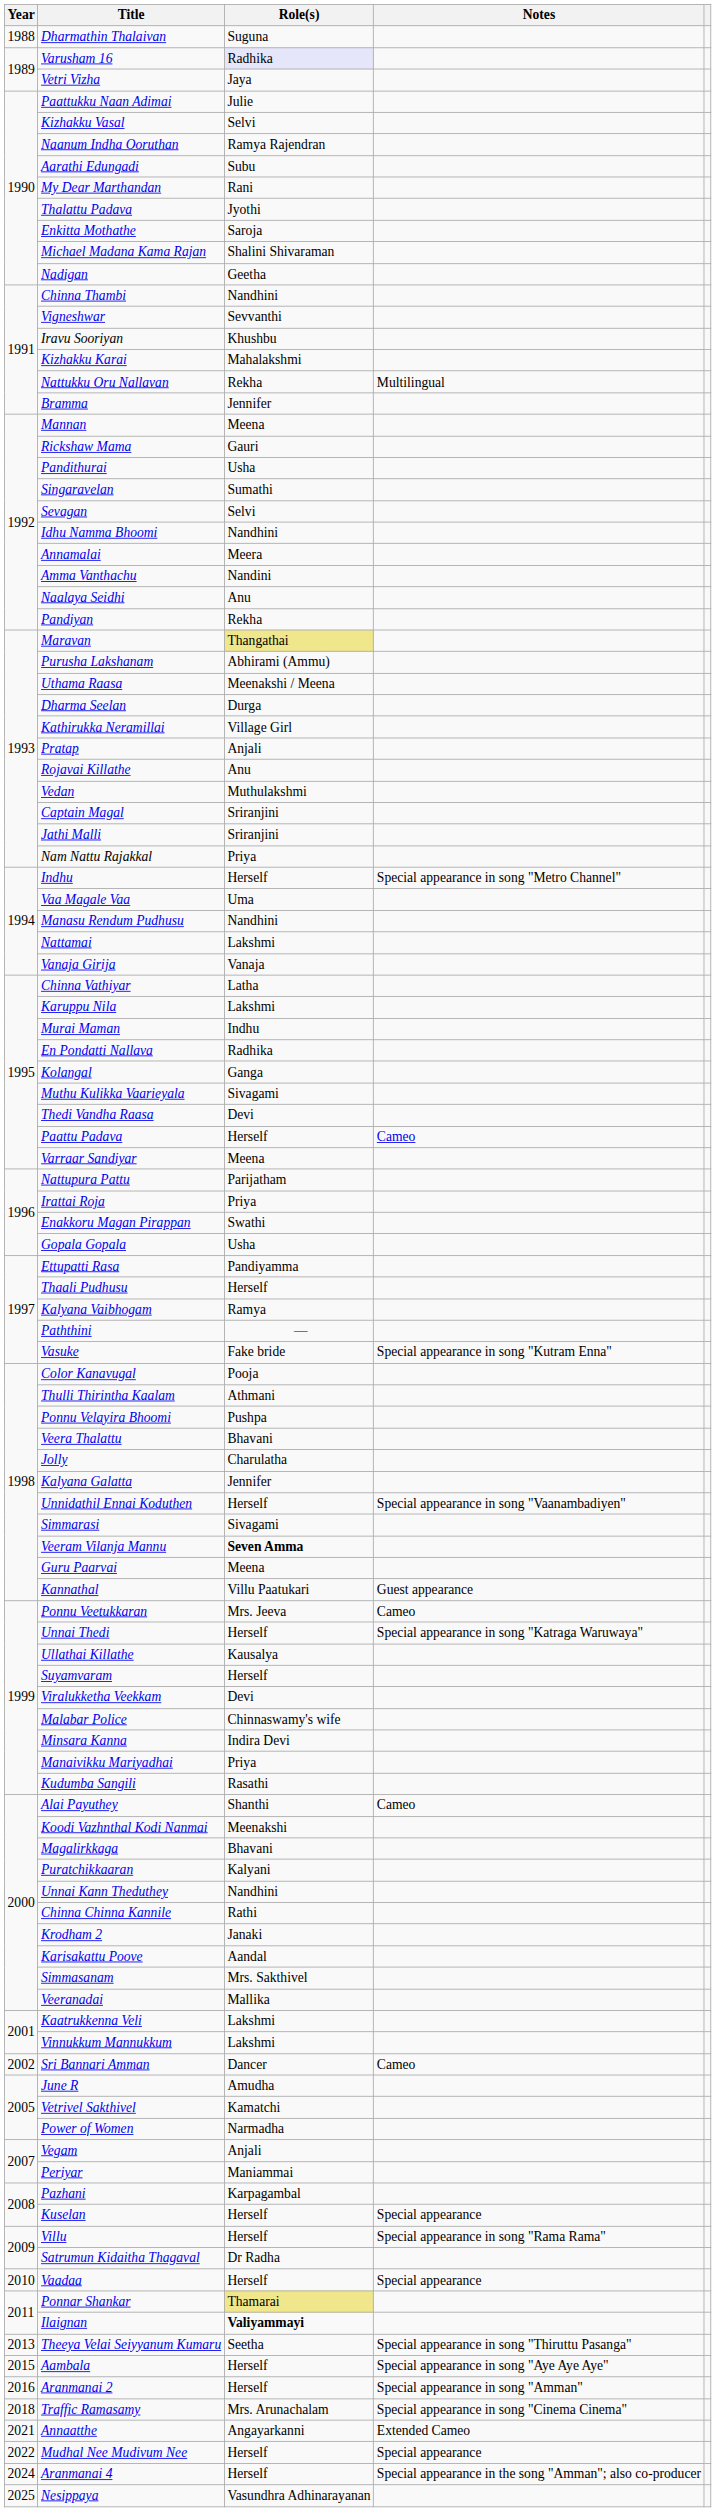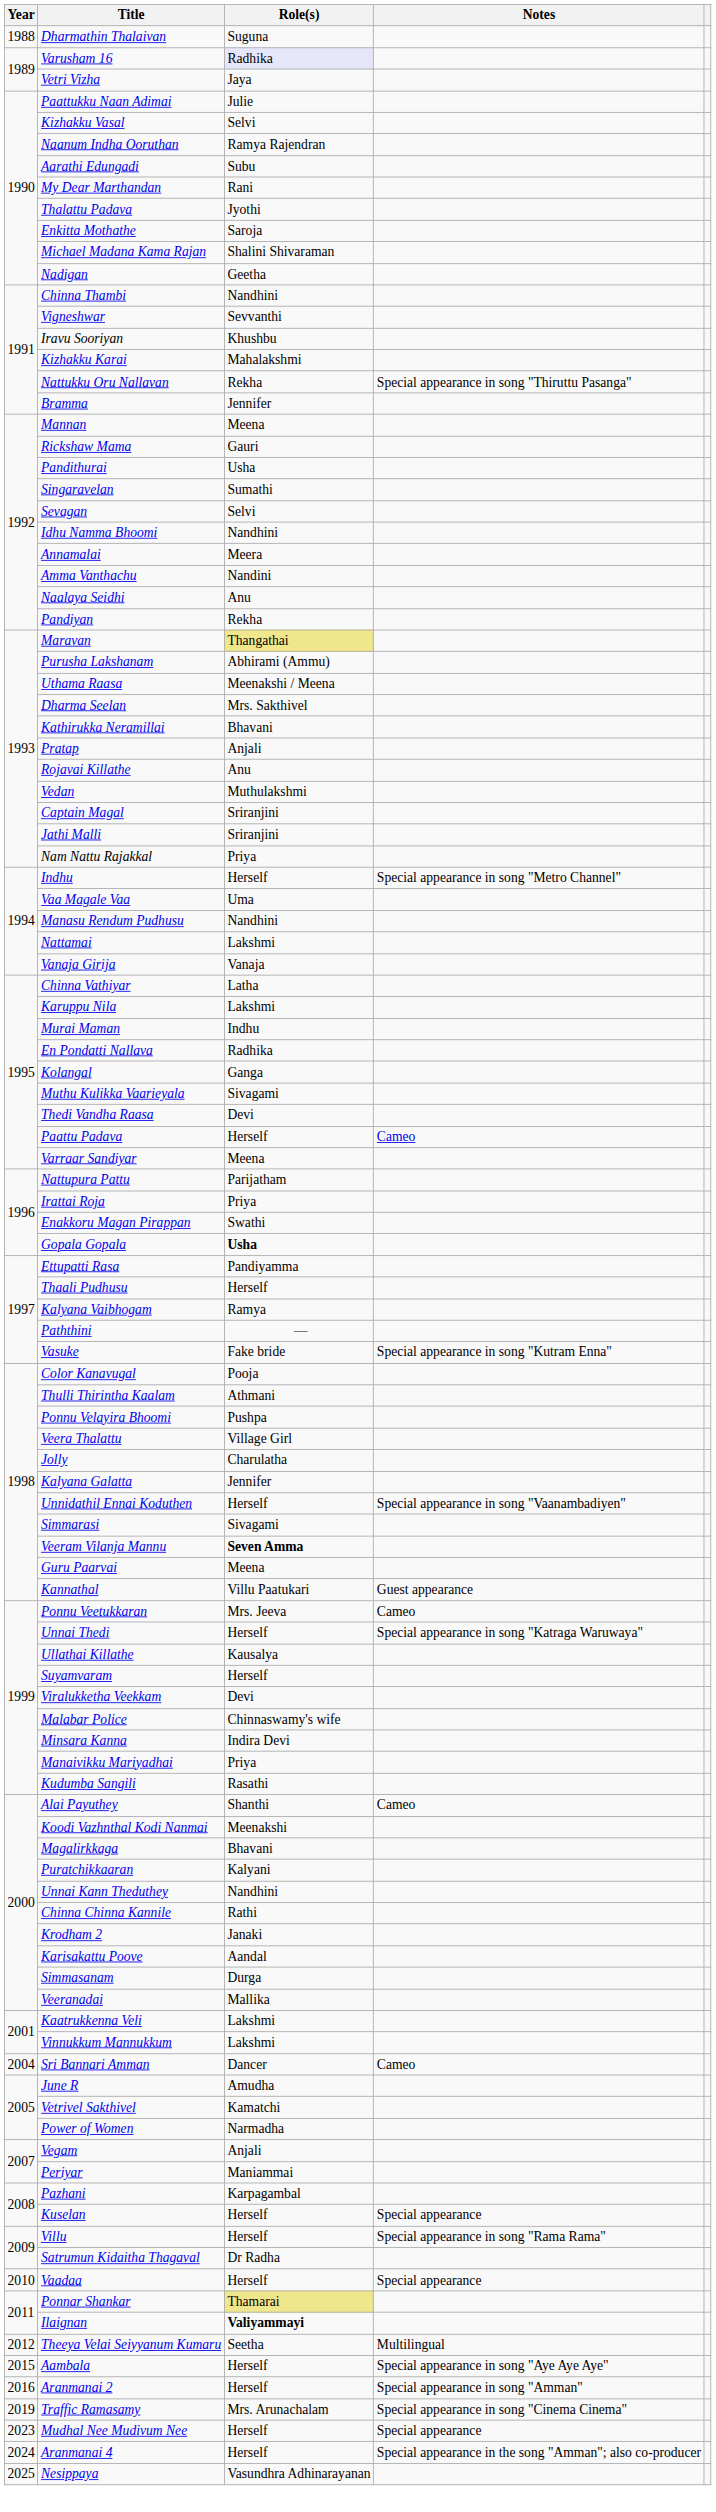(411, 381) Multilingual -> (504, 381) Special appearance in song "Thiruttu Pasanga"
(244, 705) Durga -> (268, 705) Mrs. Sakthivel
(260, 727) Village Girl -> (250, 727) Bhavani
(241, 1244) normal -> (242, 1244) bold
(250, 1438) Bhavani -> (260, 1438) Village Girl
(268, 1978) Mrs. Sakthivel -> (244, 1978) Durga
(21, 2064) 2002 -> (21, 2064) 2004
(21, 2344) 2013 -> (21, 2344) 2012
(504, 2344) Special appearance in song "Thiruttu Pasanga" -> (411, 2344) Multilingual
(21, 2409) 2018 -> (21, 2409) 2019
- row: (69, 2430)
(21, 2452) 2022 -> (21, 2430) 2023
